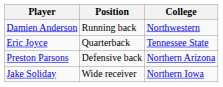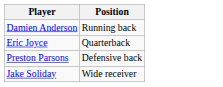- column: (181, 12)
